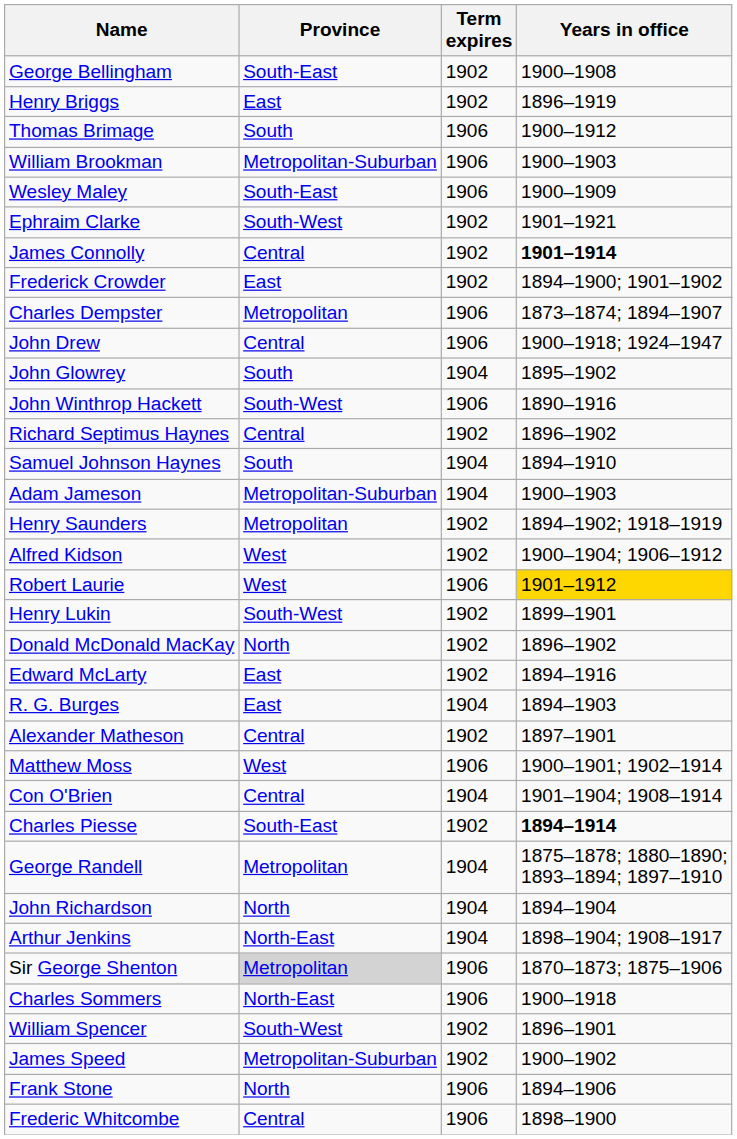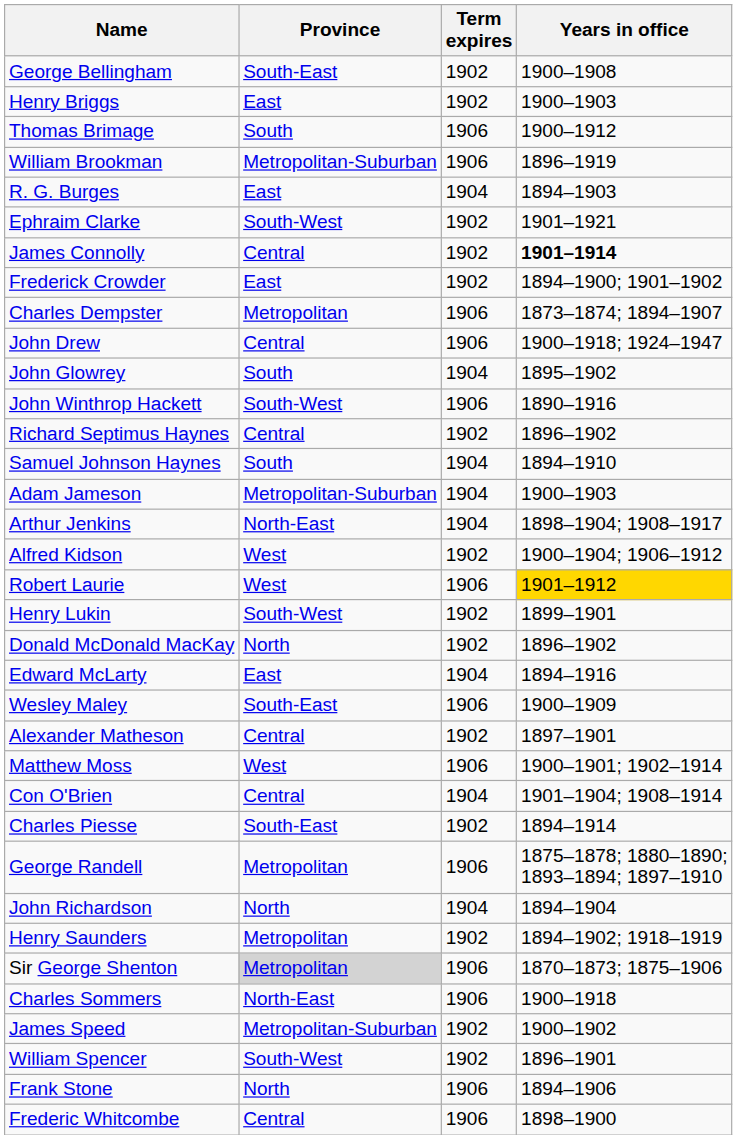(569, 101) 1896–1919 -> (569, 101) 1900–1903
(569, 161) 1900–1903 -> (569, 161) 1896–1919
rows swapped: (64, 705) <-> (68, 191)
rows swapped: (70, 938) <-> (78, 524)
(467, 675) 1902 -> (467, 675) 1904
(569, 826) bold -> (569, 826) normal
(467, 867) 1904 -> (467, 867) 1906
rows swapped: (67, 1058) <-> (78, 1028)
